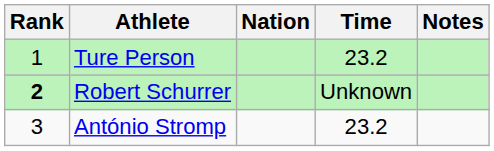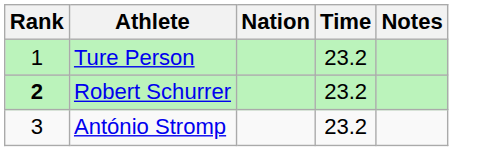(366, 92) Unknown -> (346, 92) 23.2
